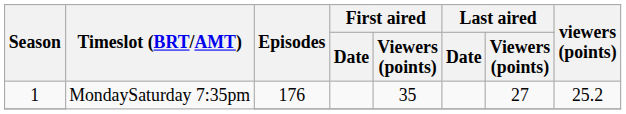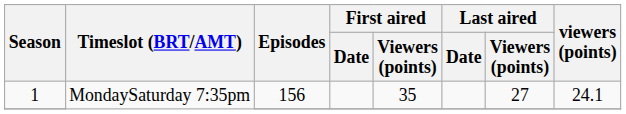(292, 94) 176 -> (292, 94) 156
(588, 94) 25.2 -> (588, 94) 24.1
